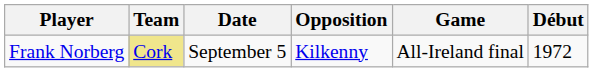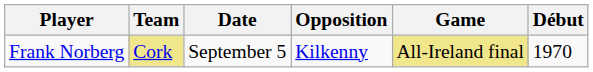(460, 50) no background -> (460, 50) khaki background
(552, 50) 1972 -> (552, 50) 1970
